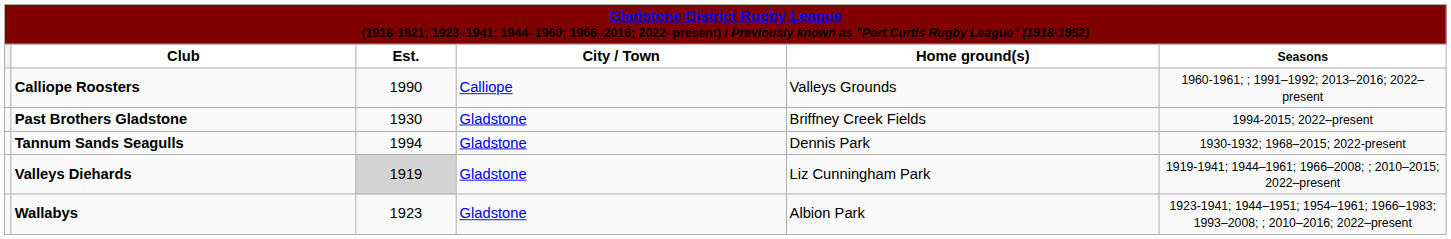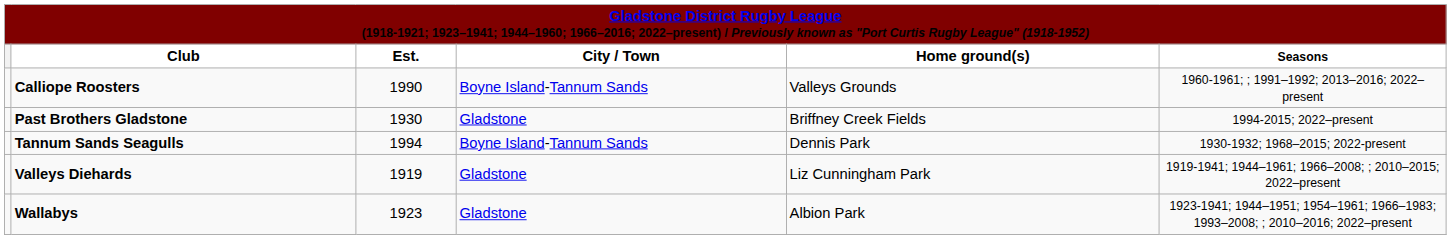(486, 87) Calliope -> (554, 87) Boyne Island-Tannum Sands
(493, 142) Gladstone -> (554, 142) Boyne Island-Tannum Sands
(406, 174) lightgrey background -> (406, 174) no background
